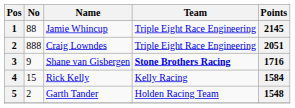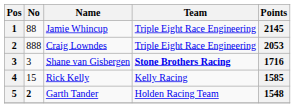(274, 45) 2051 -> (274, 45) 2053
(29, 61) 9 -> (29, 61) 3
(274, 77) 1584 -> (274, 77) 1585
(29, 94) normal -> (29, 94) bold
